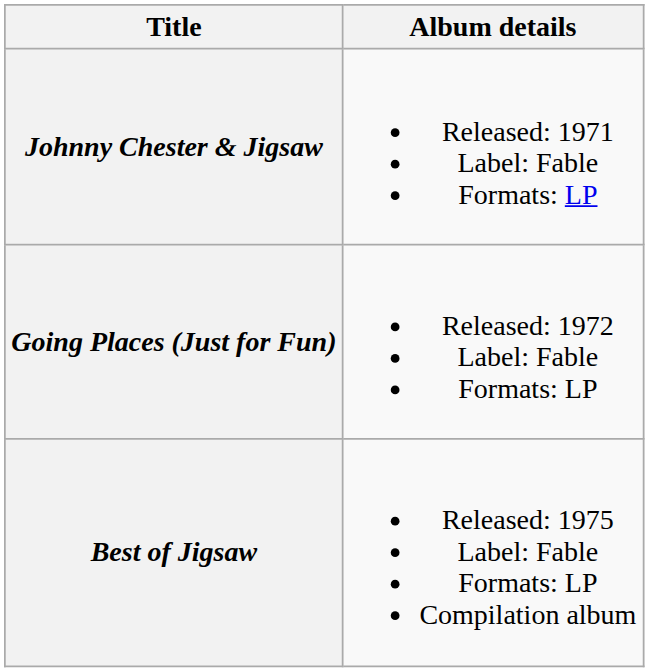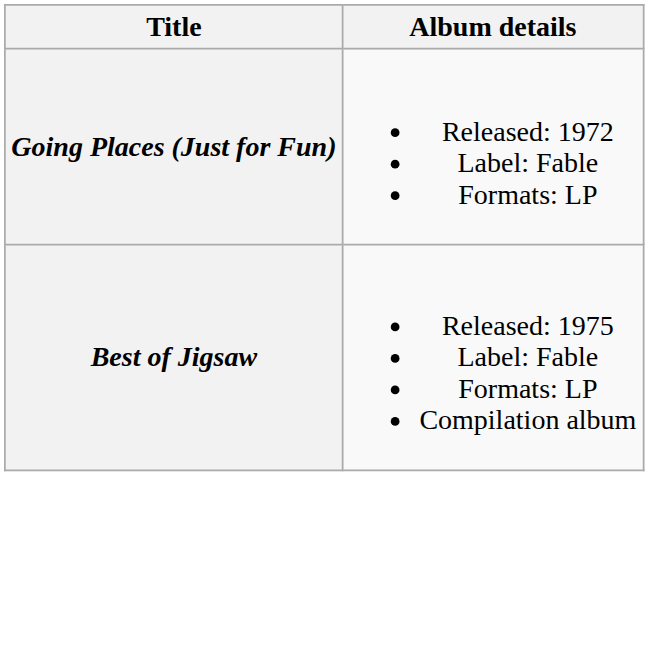- row: (174, 146)
